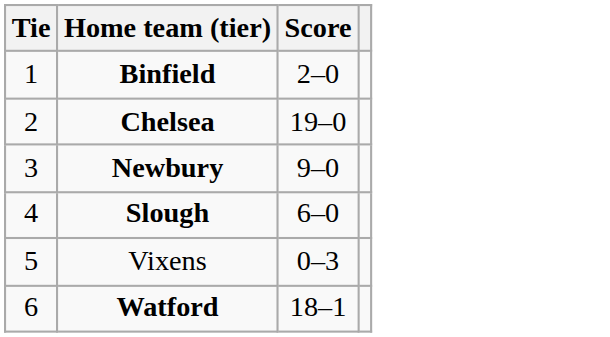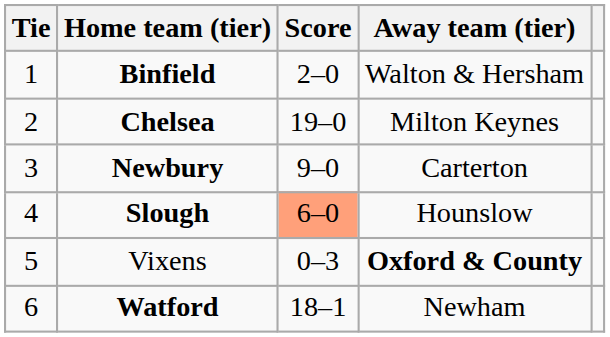+ column: (475, 27)
(318, 214) no background -> (318, 214) lightsalmon background
